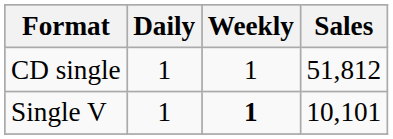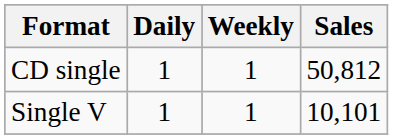(344, 69) 51,812 -> (344, 69) 50,812
(251, 112) bold -> (251, 112) normal
